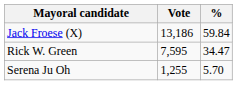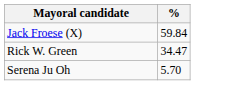- column: (179, 13)
